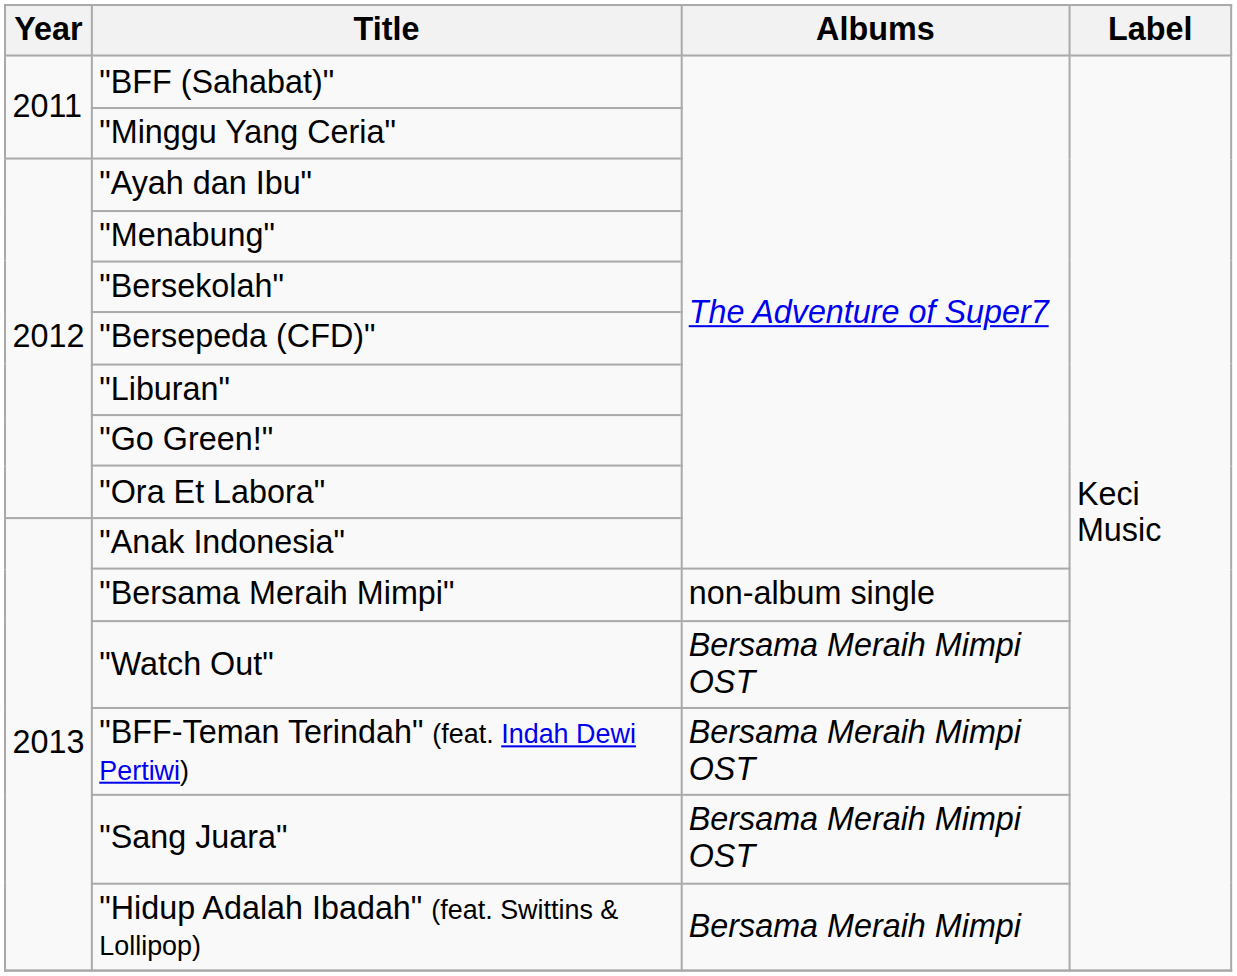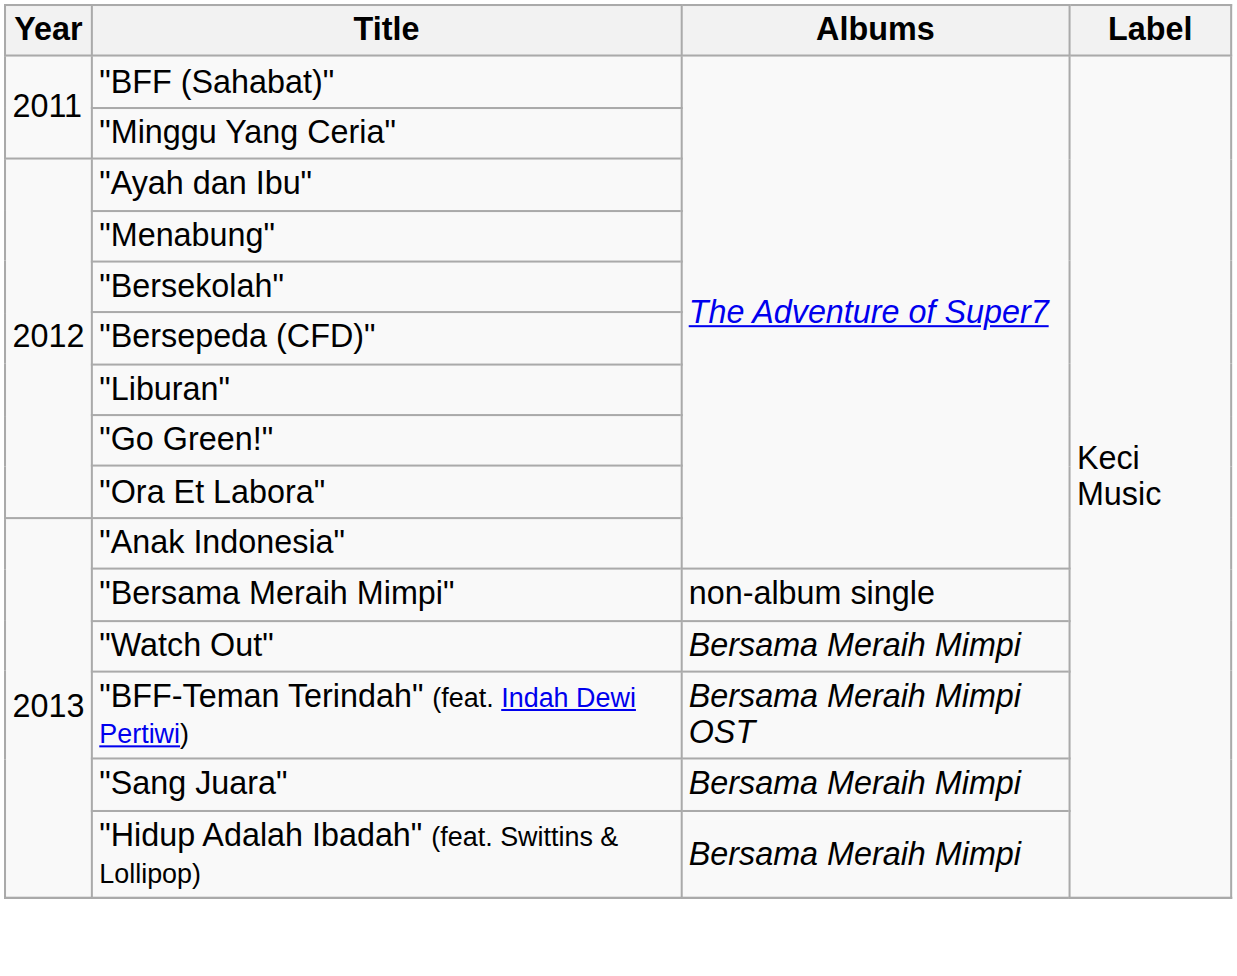(855, 663) Bersama Meraih Mimpi OST -> (855, 645) Bersama Meraih Mimpi
(855, 838) Bersama Meraih Mimpi OST -> (855, 784) Bersama Meraih Mimpi
